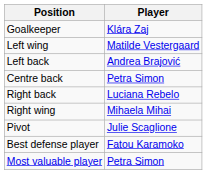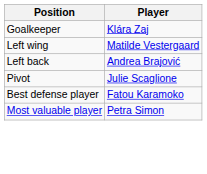- row: (35, 78)
- row: (31, 95)
- row: (31, 111)
